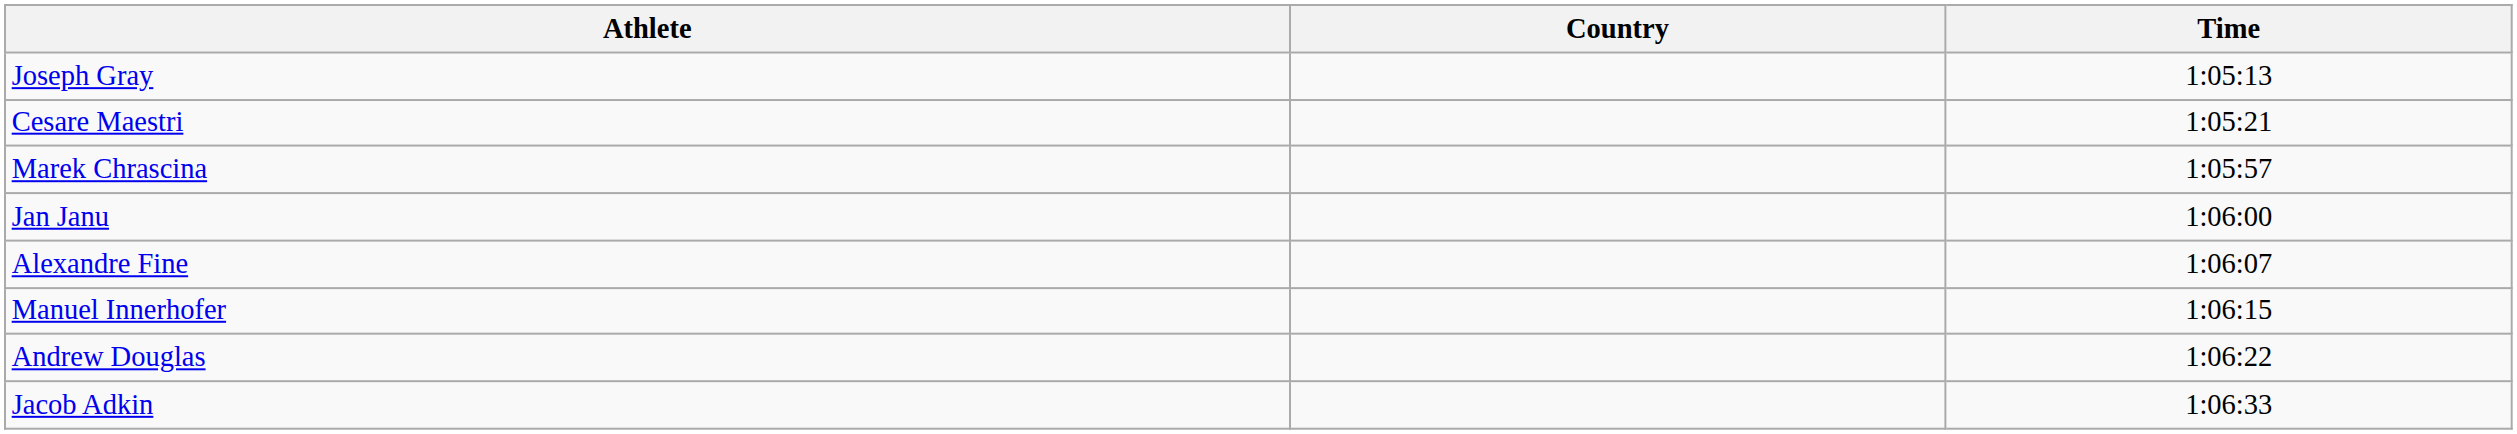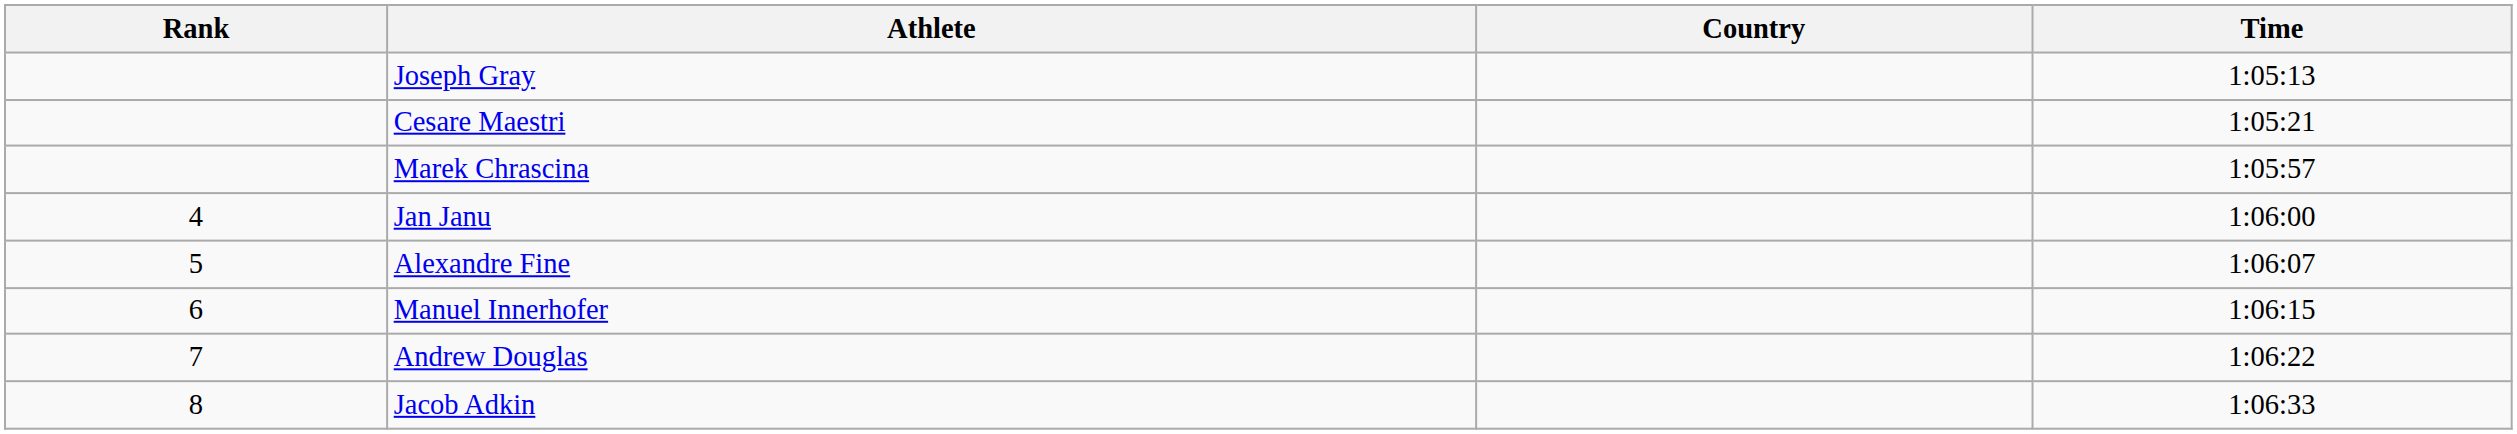+ column: (196, 28)
